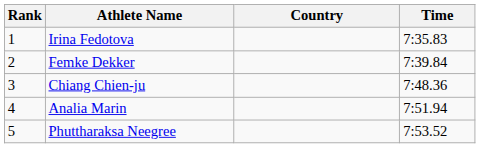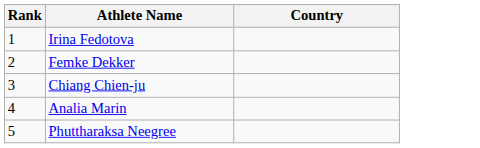- column: (437, 16)
